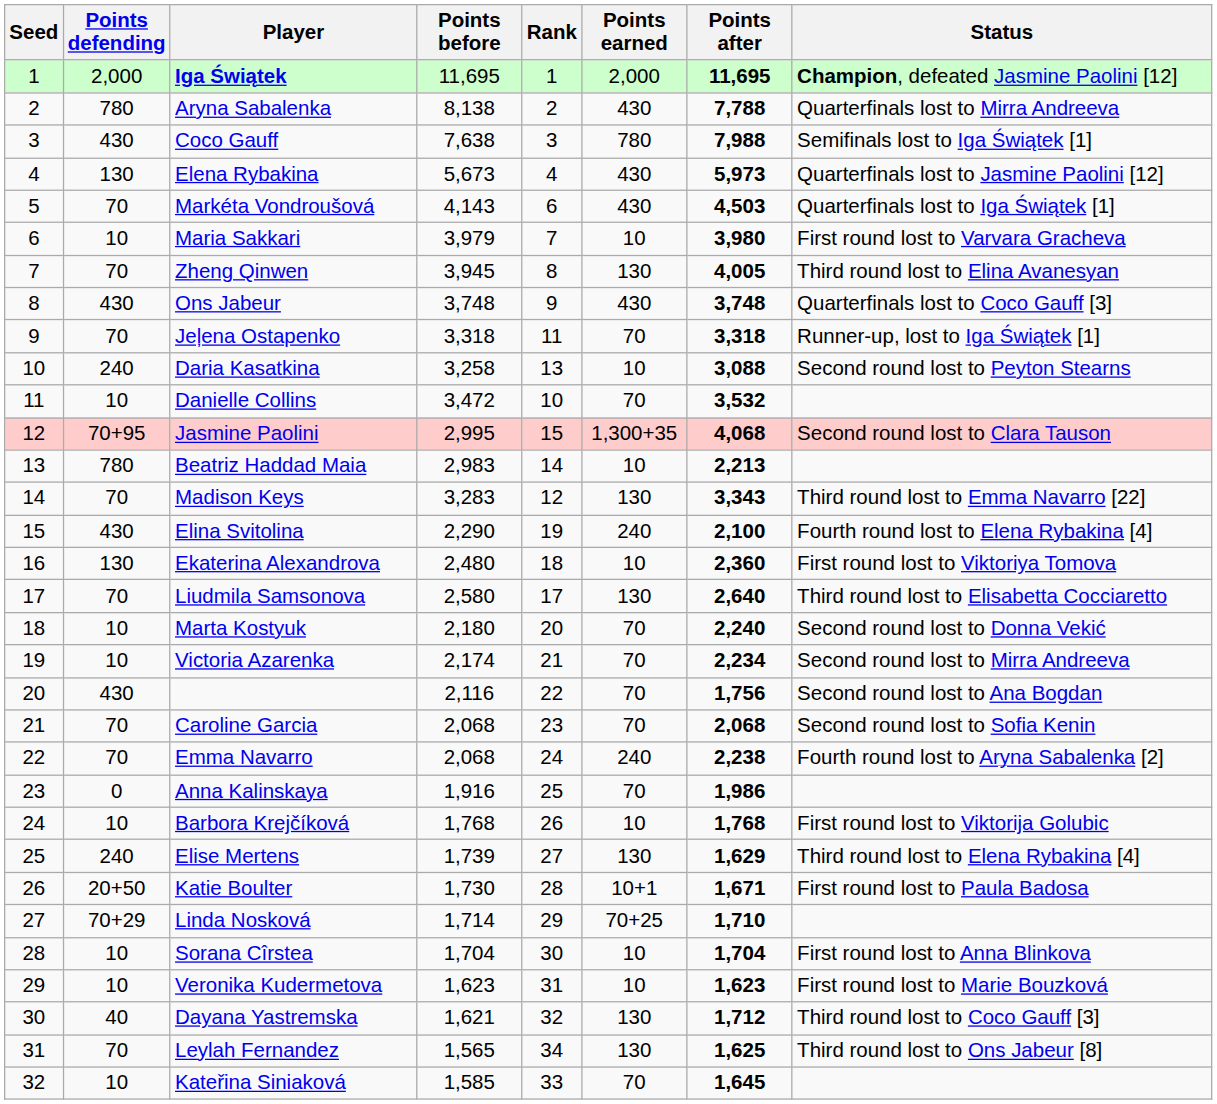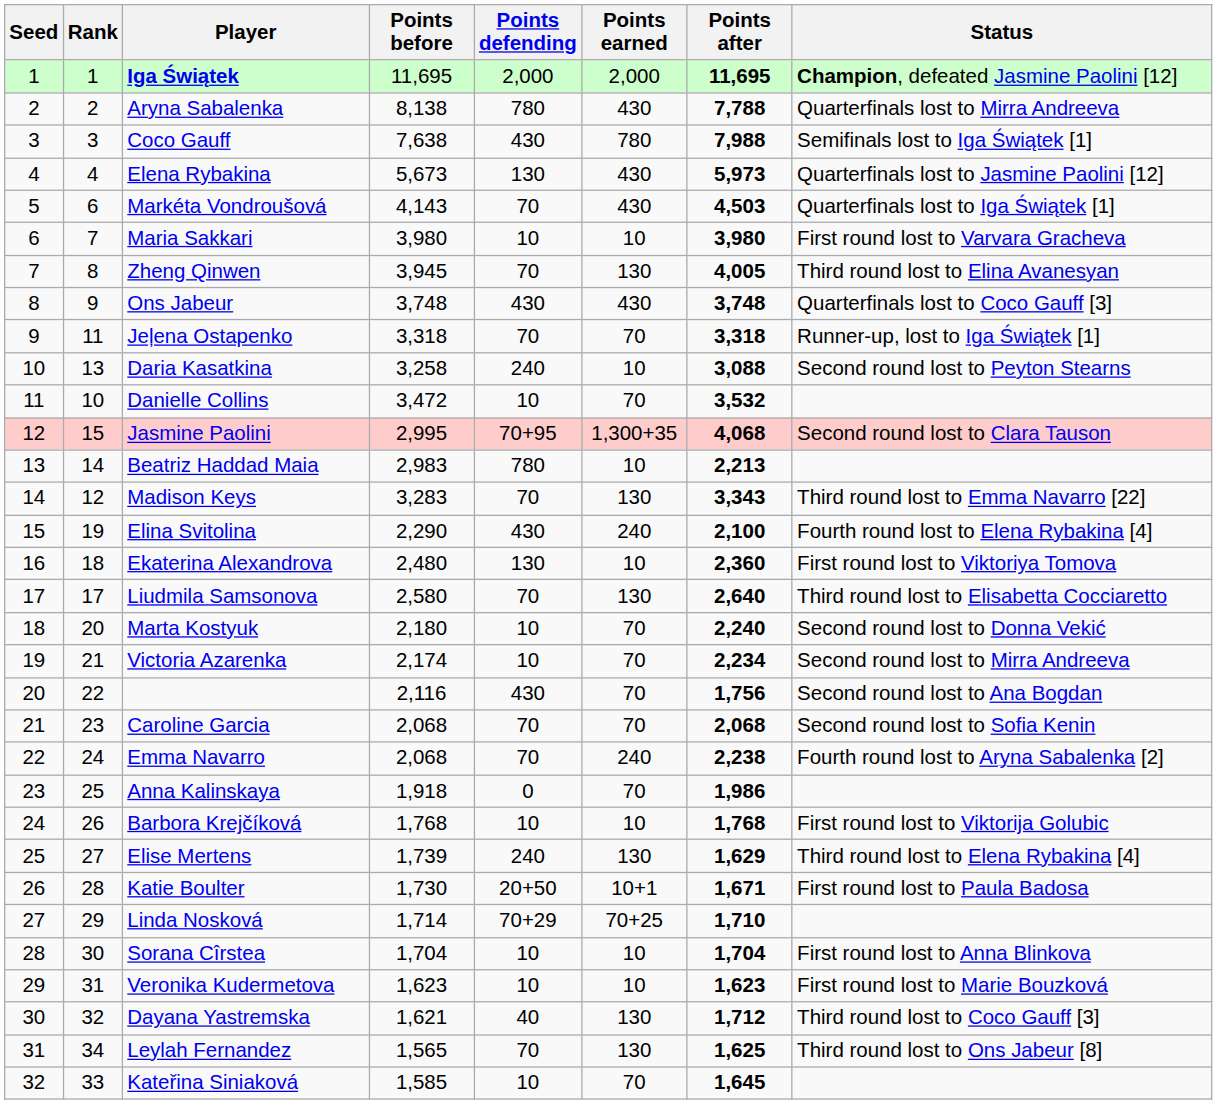columns swapped: (552, 32) <-> (117, 32)
(469, 238) 3,979 -> (422, 238) 3,980
(469, 790) 1,916 -> (422, 790) 1,918
